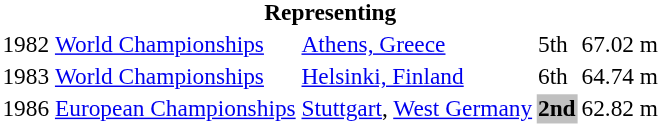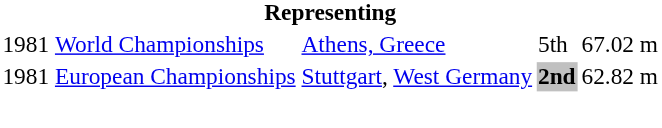(26, 44) 1982 -> (26, 44) 1981
- row: (383, 76)
(26, 108) 1986 -> (26, 76) 1981
